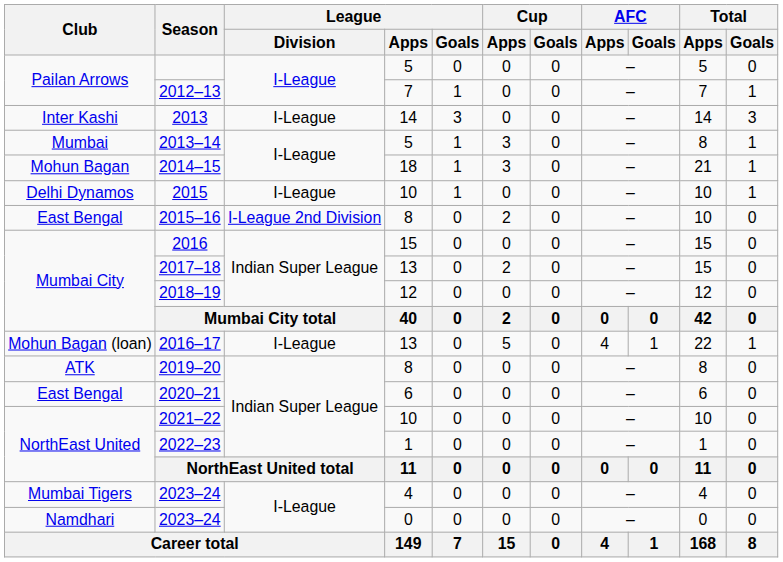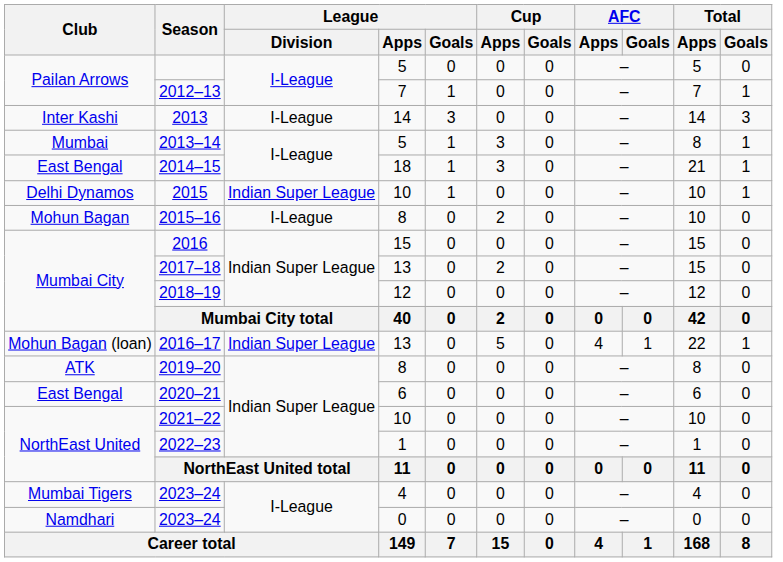(80, 167) Mohun Bagan -> (80, 167) East Bengal
(305, 192) I-League -> (302, 192) Indian Super League
(80, 218) East Bengal -> (80, 218) Mohun Bagan
(305, 218) I-League 2nd Division -> (302, 218) I-League
(305, 343) I-League -> (302, 343) Indian Super League
